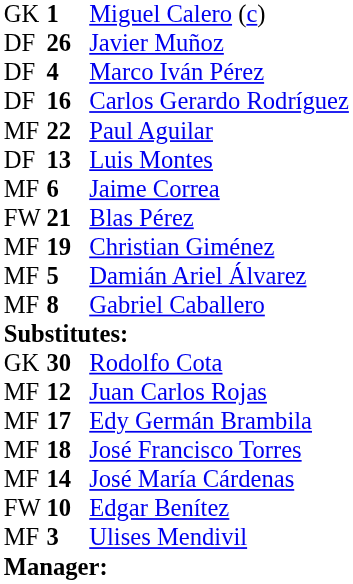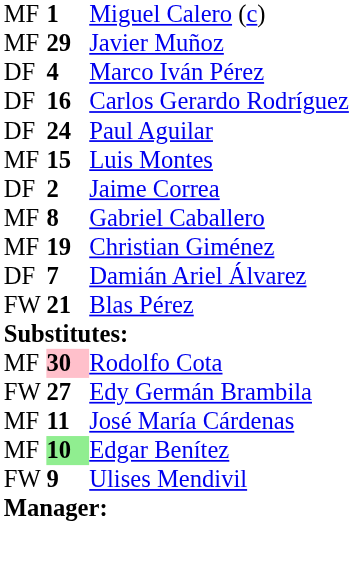(21, 14) GK -> (22, 14) MF
(19, 43) DF -> (22, 43) MF
(59, 43) 26 -> (59, 43) 29
(22, 130) MF -> (19, 130) DF
(59, 130) 22 -> (59, 130) 24
(19, 159) DF -> (22, 159) MF
(59, 159) 13 -> (59, 159) 15
(22, 188) MF -> (19, 188) DF
(53, 188) 6 -> (53, 188) 2
rows swapped: (177, 304) <-> (141, 217)
(22, 275) MF -> (19, 275) DF
(53, 275) 5 -> (53, 275) 7
(21, 363) GK -> (22, 363) MF
(59, 363) no background -> (59, 363) pink background
- row: (178, 392)
(22, 421) MF -> (22, 392) FW
(59, 421) 17 -> (59, 392) 27
- row: (195, 450)
(59, 479) 14 -> (58, 421) 11
(22, 508) FW -> (22, 450) MF
(59, 508) no background -> (59, 450) lightgreen background
(22, 537) MF -> (22, 479) FW
(53, 537) 3 -> (53, 479) 9
